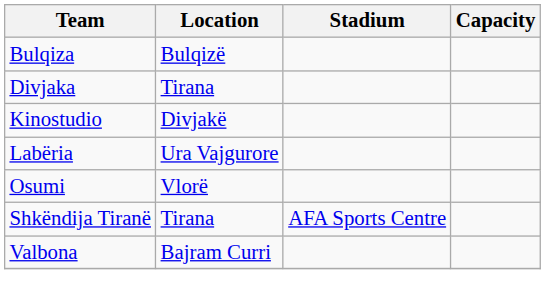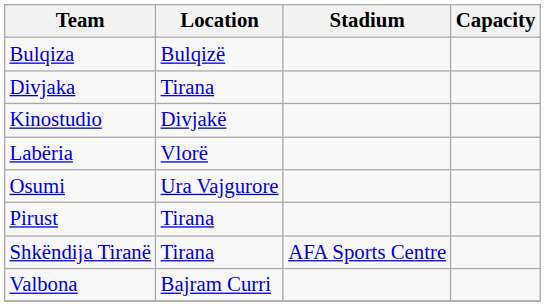(220, 152) Ura Vajgurore -> (184, 152) Vlorë
(184, 185) Vlorë -> (220, 185) Ura Vajgurore
+ row: (34, 218)
